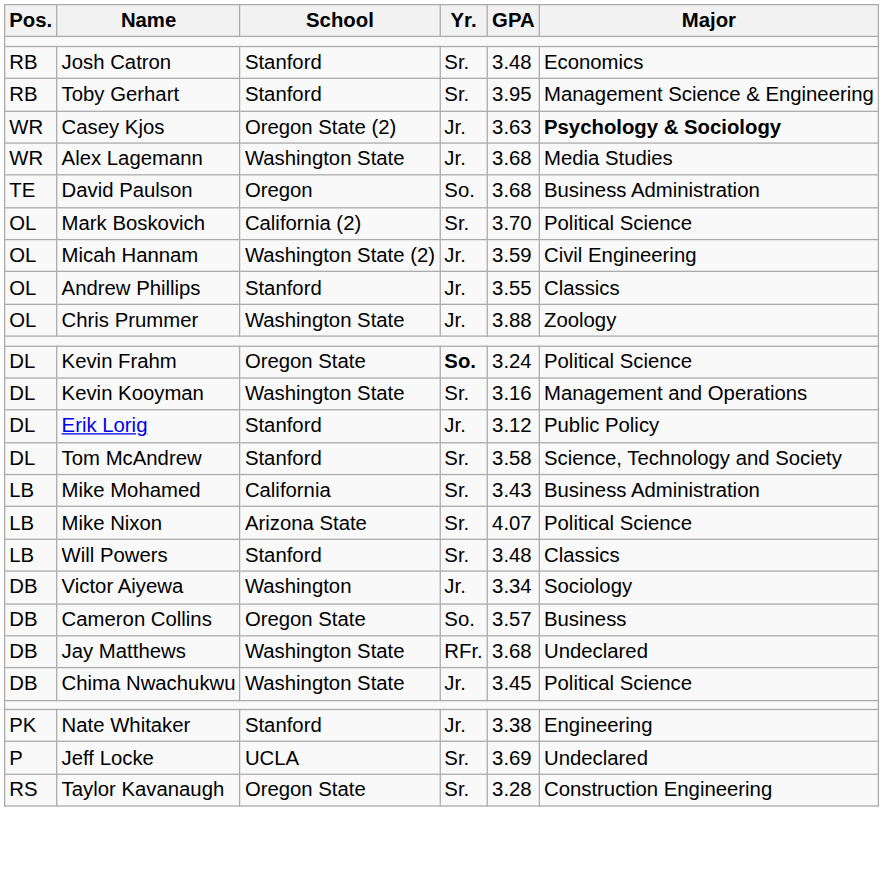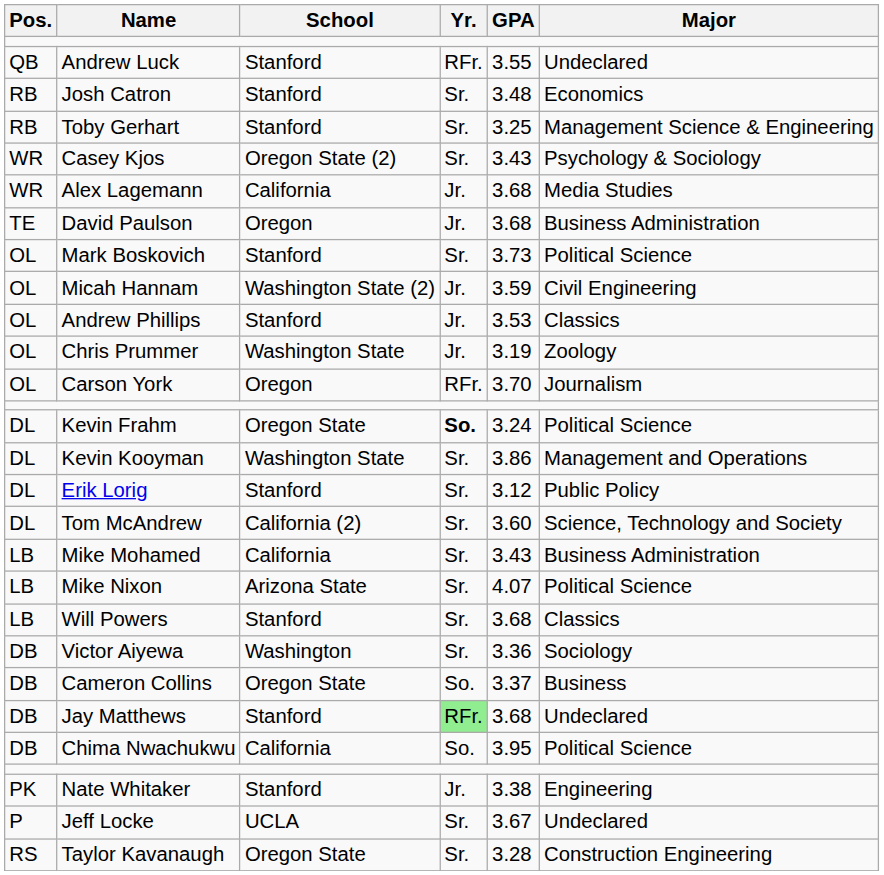+ row: (24, 62)
(512, 94) 3.95 -> (512, 126) 3.25
(455, 126) Jr. -> (457, 158) Sr.
(512, 126) 3.63 -> (512, 158) 3.43
(663, 126) bold -> (652, 158) normal
(325, 158) Washington State -> (288, 191) California
(460, 191) So. -> (455, 223) Jr.
(303, 223) California (2) -> (283, 255) Stanford
(512, 223) 3.70 -> (512, 255) 3.73
(512, 287) 3.55 -> (512, 320) 3.53
(512, 320) 3.88 -> (512, 352) 3.19
+ row: (23, 384)
(512, 393) 3.16 -> (512, 458) 3.86
(455, 426) Jr. -> (457, 490) Sr.
(283, 458) Stanford -> (303, 522) California (2)
(512, 458) 3.58 -> (512, 522) 3.60
(512, 554) 3.48 -> (512, 619) 3.68
(455, 587) Jr. -> (457, 651) Sr.
(512, 587) 3.34 -> (512, 651) 3.36
(512, 619) 3.57 -> (512, 683) 3.37
(325, 651) Washington State -> (283, 716) Stanford
(464, 651) no background -> (464, 716) lightgreen background
(325, 683) Washington State -> (288, 748) California
(455, 683) Jr. -> (460, 748) So.
(512, 683) 3.45 -> (512, 748) 3.95
(512, 757) 3.69 -> (512, 822) 3.67
